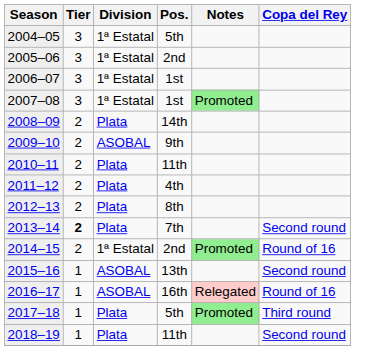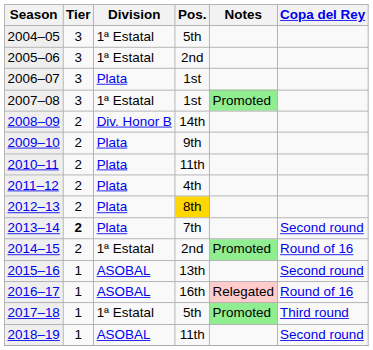(125, 79) 1ª Estatal -> (112, 79) Plata
(112, 121) Plata -> (134, 121) Div. Honor B
(124, 143) ASOBAL -> (112, 143) Plata
(174, 206) no background -> (192, 206) gold background
(112, 313) Plata -> (125, 313) 1ª Estatal
(112, 334) Plata -> (124, 334) ASOBAL
